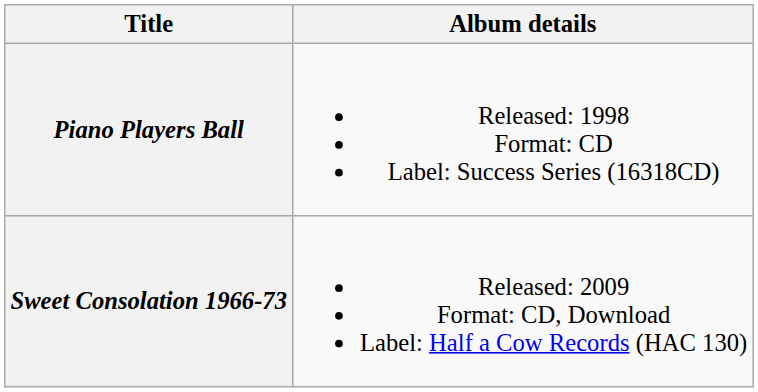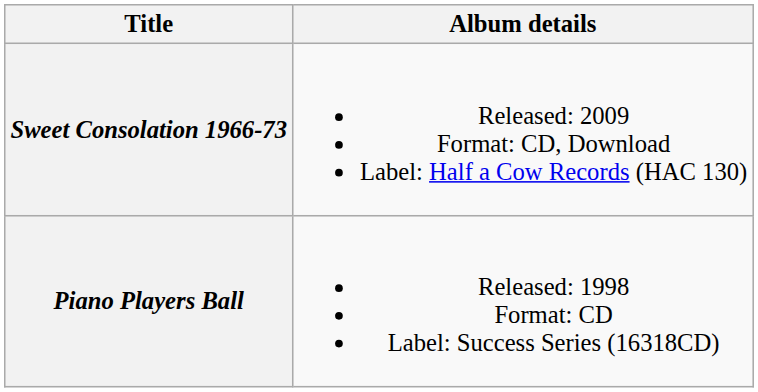rows swapped: (149, 129) <-> (149, 300)
